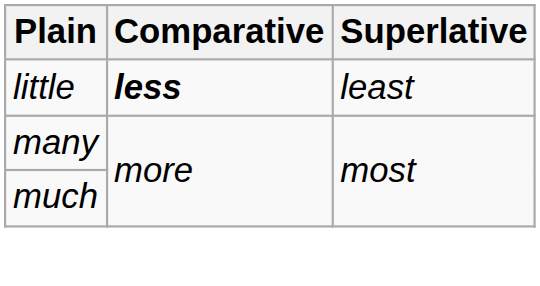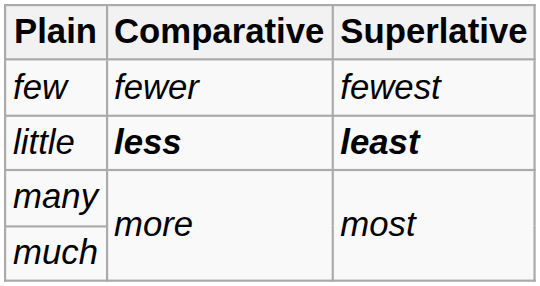+ row: (40, 87)
(377, 87) normal -> (380, 142) bold
